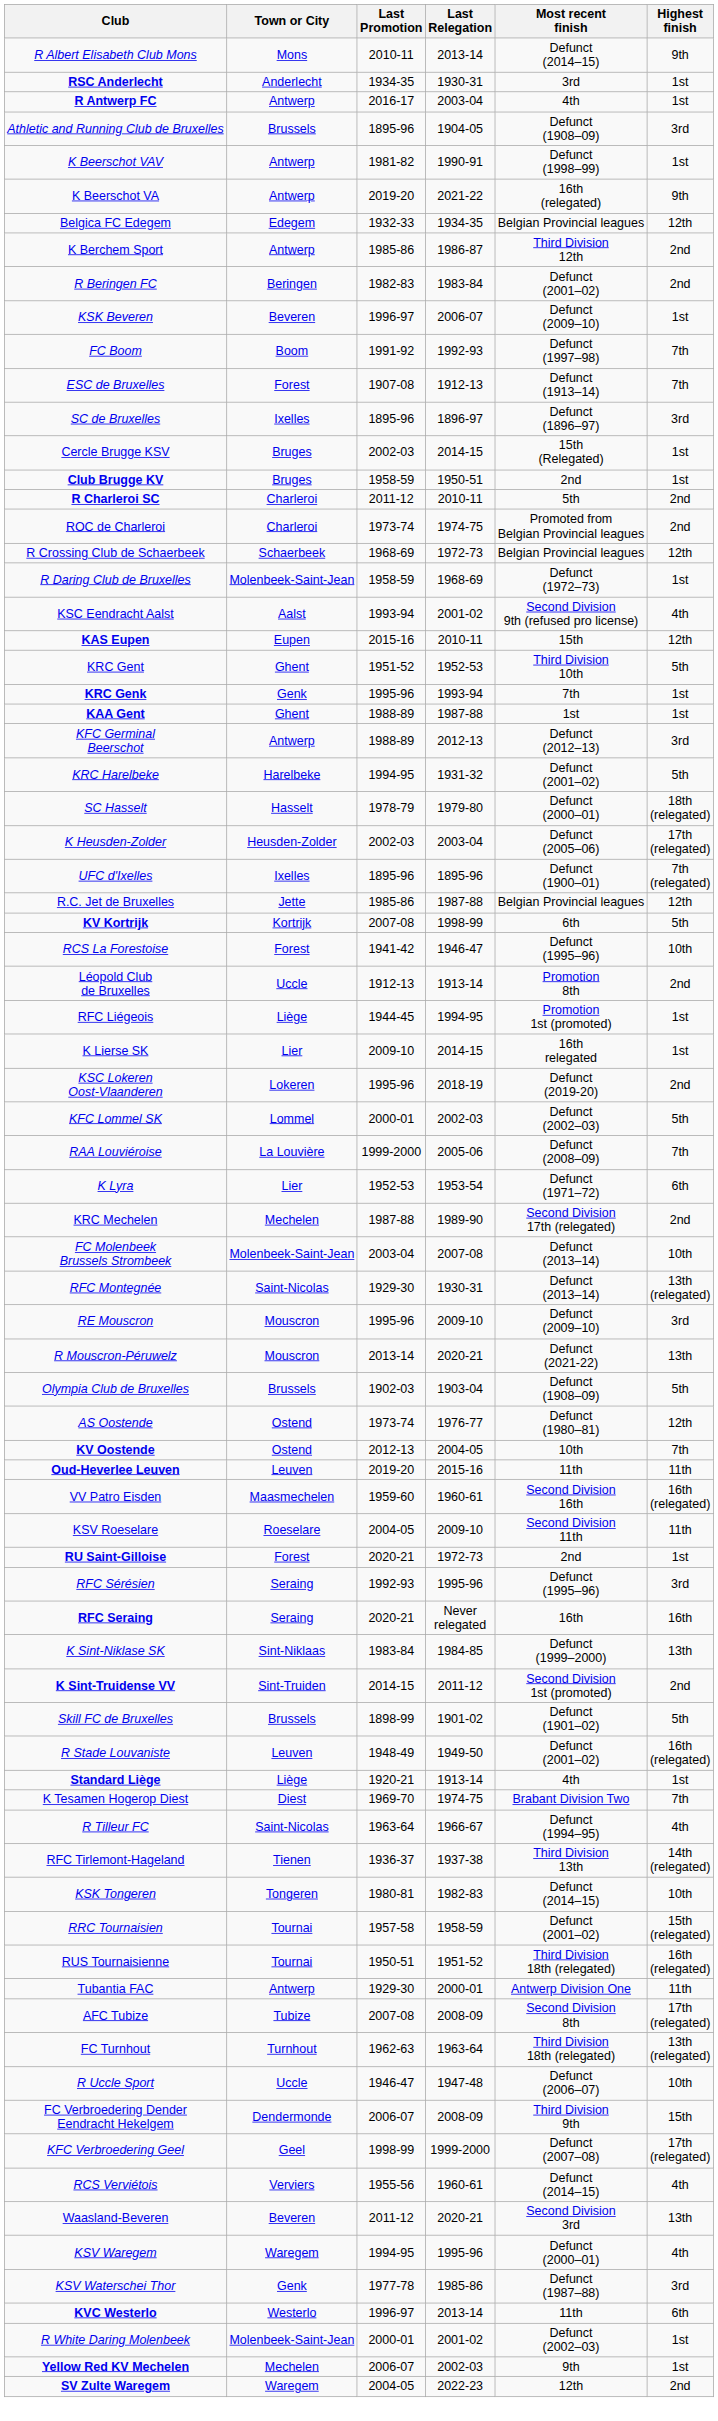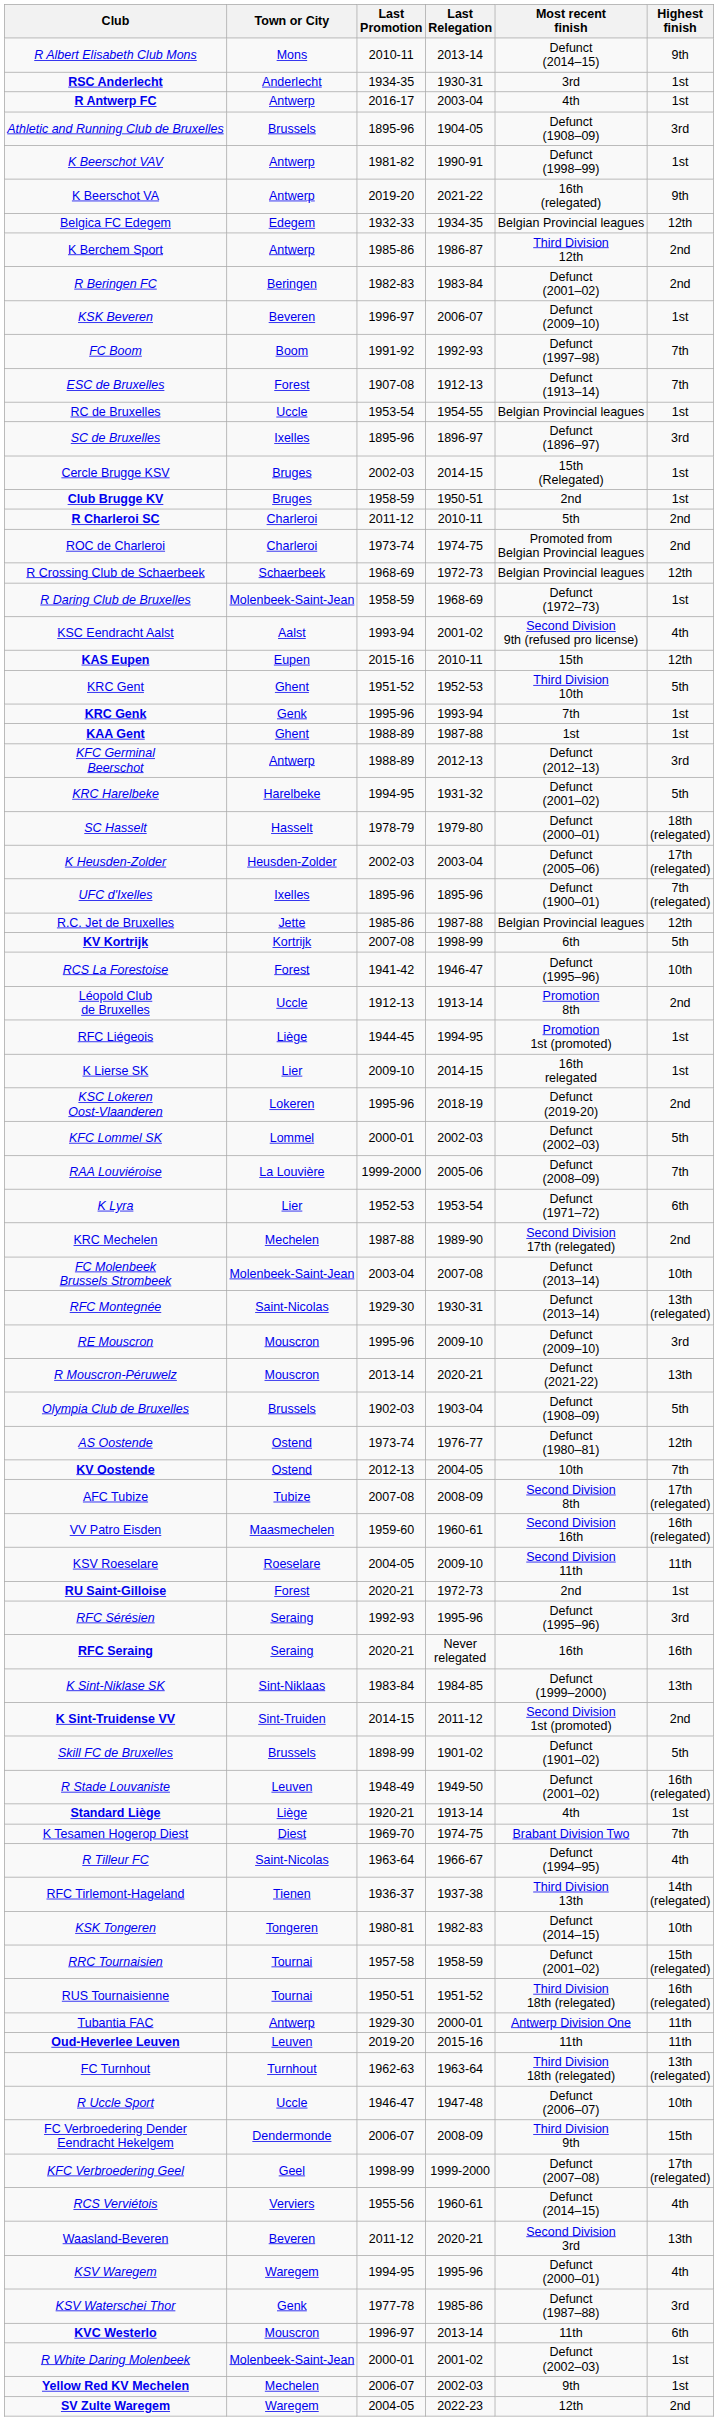+ row: (115, 412)
rows swapped: (115, 1469) <-> (115, 2015)
(292, 2313) Westerlo -> (292, 2332) Mouscron
